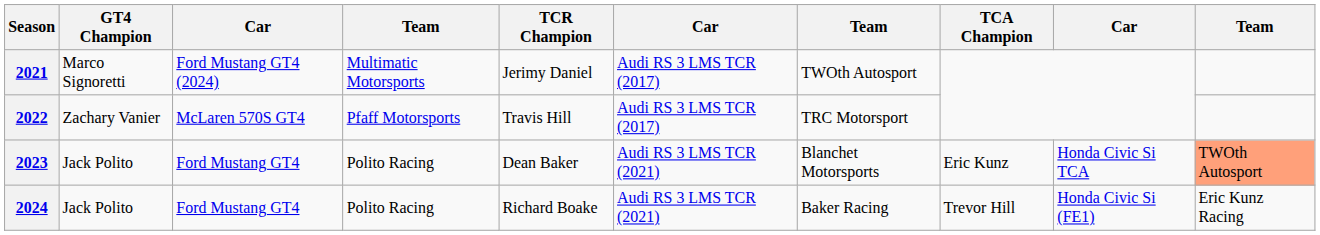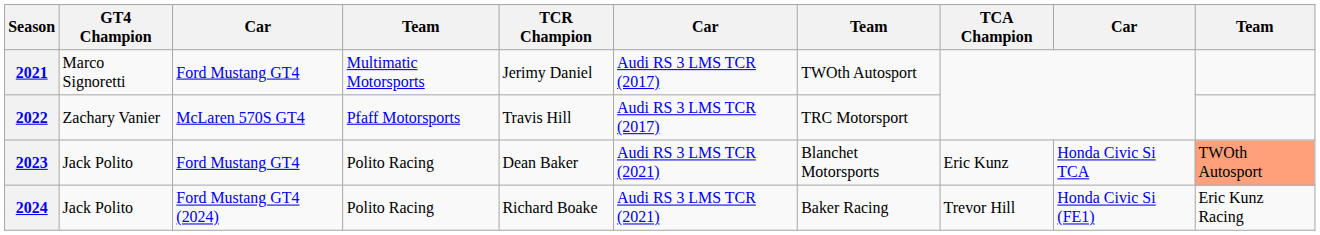(238, 72) Ford Mustang GT4 (2024) -> (238, 72) Ford Mustang GT4
(238, 208) Ford Mustang GT4 -> (238, 208) Ford Mustang GT4 (2024)
